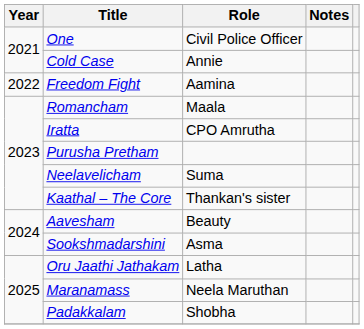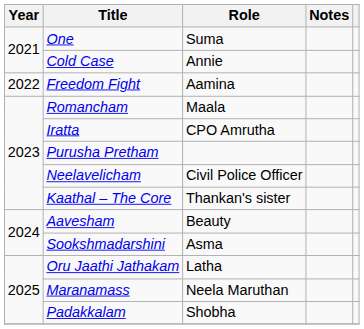(244, 38) Civil Police Officer -> (205, 38) Suma
(205, 175) Suma -> (244, 175) Civil Police Officer
